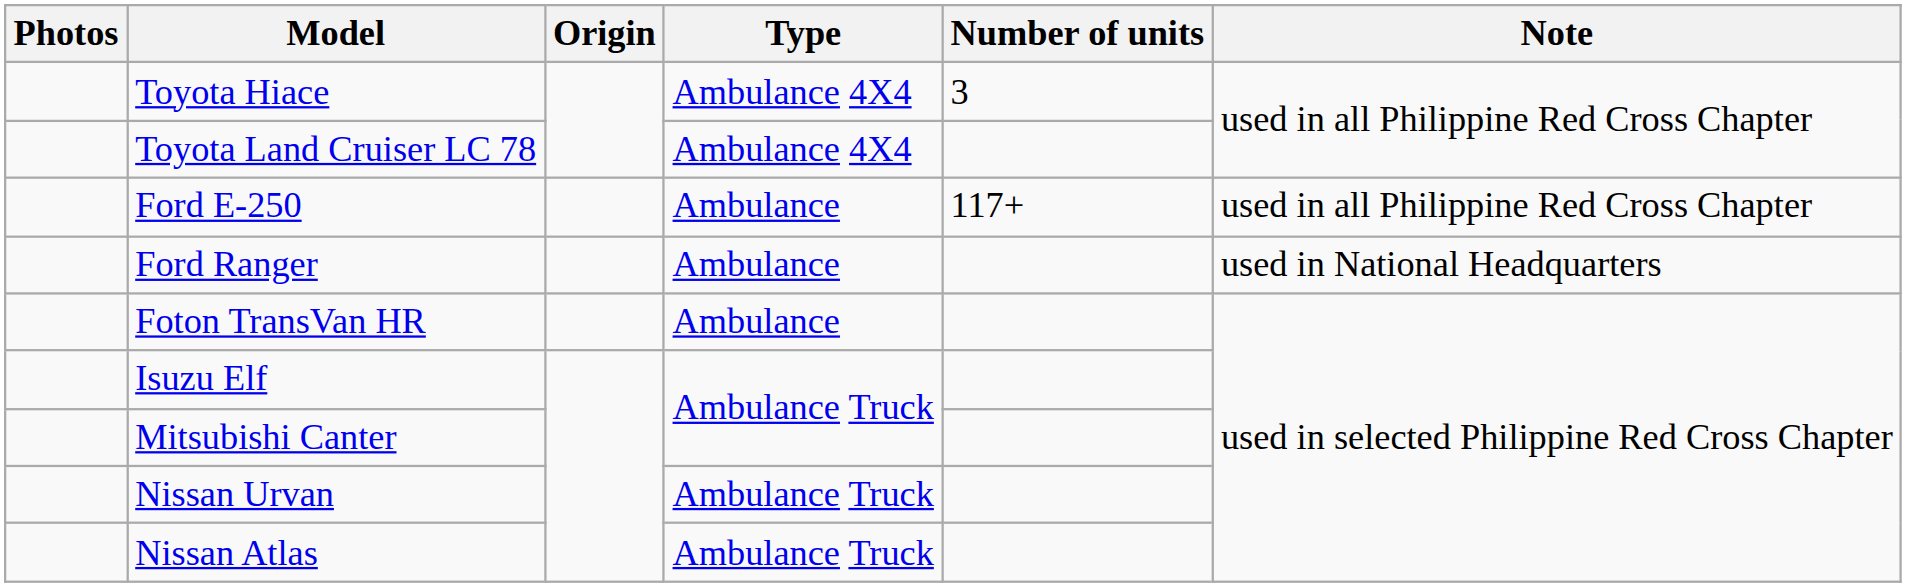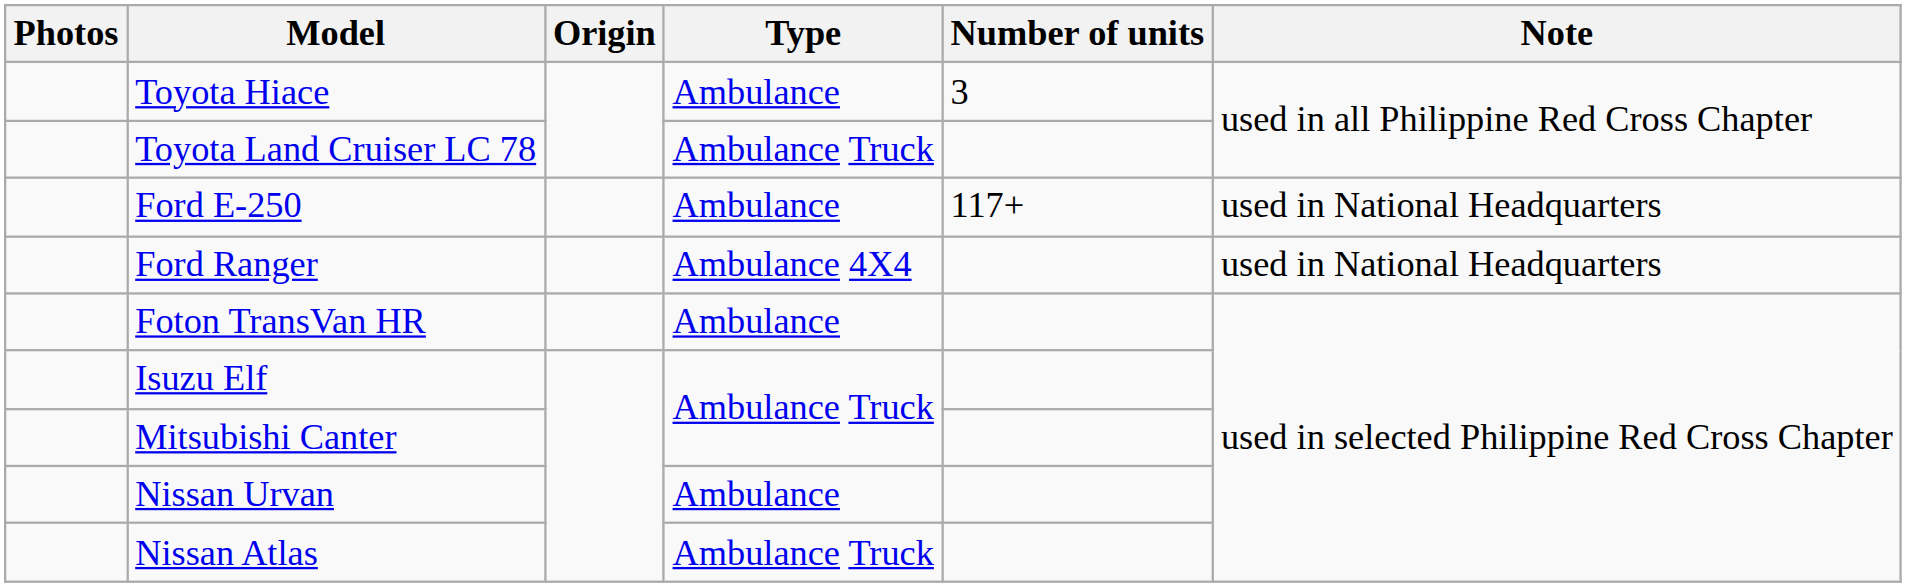(792, 90) Ambulance 4X4 -> (756, 90) Ambulance
(792, 148) Ambulance 4X4 -> (803, 148) Ambulance Truck
(1517, 206) used in all Philippine Red Cross Chapter -> (1441, 206) used in National Headquarters
(756, 263) Ambulance -> (792, 263) Ambulance 4X4
(803, 494) Ambulance Truck -> (756, 494) Ambulance
